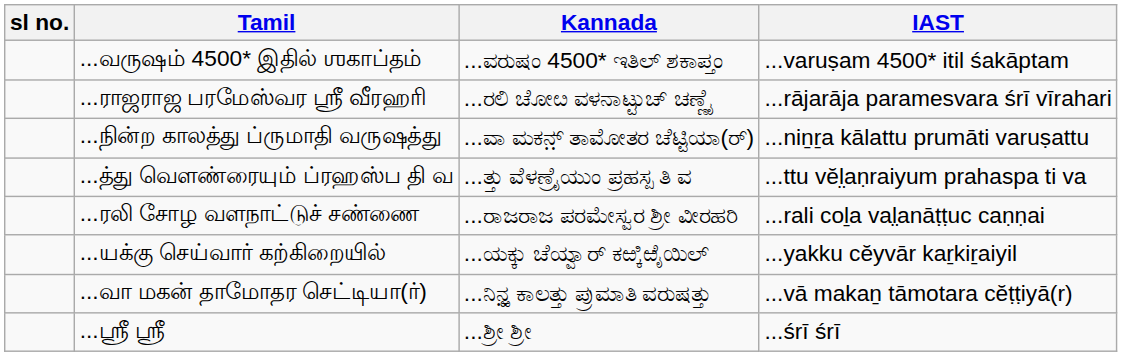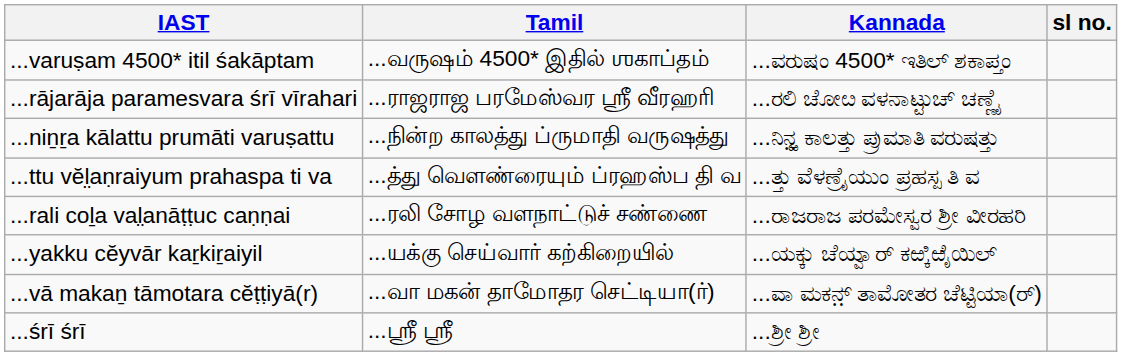columns swapped: (40, 22) <-> (938, 22)
(609, 137) ...ವಾ ಮಕನ಼್ ತಾಮೋತರ ಚೆಟ್ಟಿಯಾ(ರ್) -> (875, 137) ...ನಿನ಼್ಱ ಕಾಲತ್ತು ಪ್ರುಮಾತಿ ವರುಷತ್ತು
(587, 293) ...ನಿನ಼್ಱ ಕಾಲತ್ತು ಪ್ರುಮಾತಿ ವರುಷತ್ತು -> (897, 293) ...ವಾ ಮಕನ಼್ ತಾಮೋತರ ಚೆಟ್ಟಿಯಾ(ರ್)
